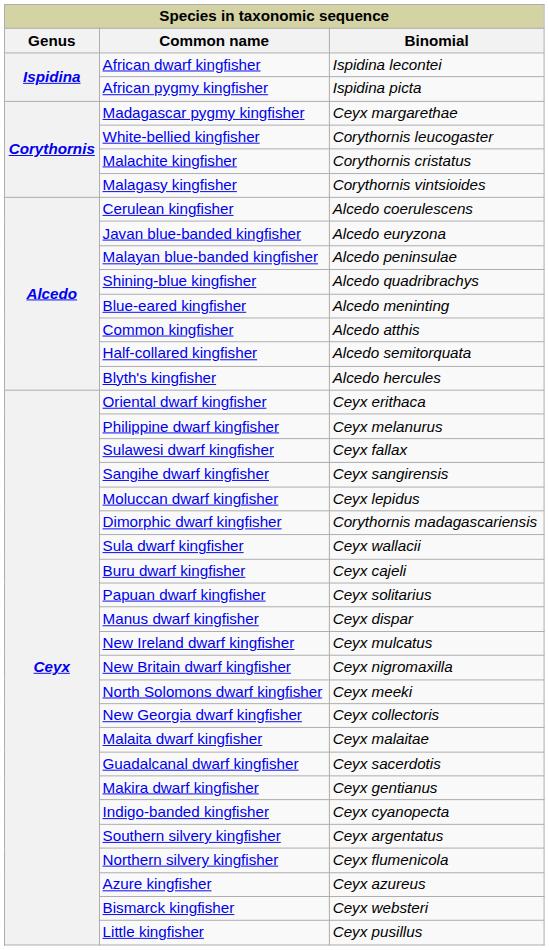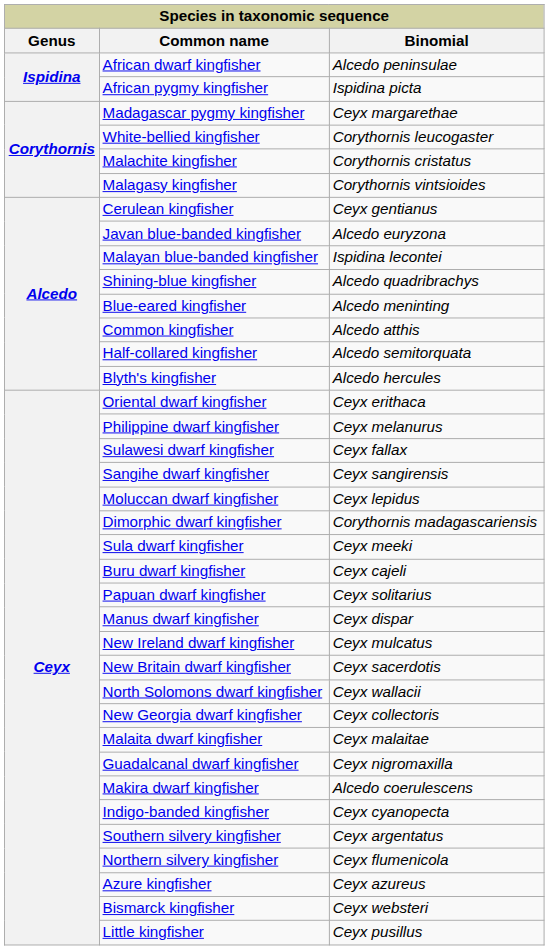(387, 64) Ispidina lecontei -> (395, 64) Alcedo peninsulae
(403, 209) Alcedo coerulescens -> (385, 209) Ceyx gentianus
(395, 257) Alcedo peninsulae -> (387, 257) Ispidina lecontei
(377, 546) Ceyx wallacii -> (372, 546) Ceyx meeki
(393, 667) Ceyx nigromaxilla -> (387, 667) Ceyx sacerdotis
(372, 691) Ceyx meeki -> (377, 691) Ceyx wallacii
(387, 763) Ceyx sacerdotis -> (393, 763) Ceyx nigromaxilla
(385, 787) Ceyx gentianus -> (403, 787) Alcedo coerulescens
